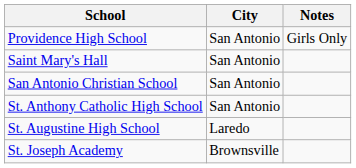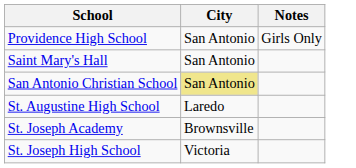(245, 83) no background -> (219, 83) khaki background
- row: (105, 106)
+ row: (74, 151)
